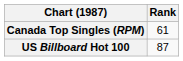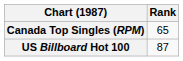(163, 30) 61 -> (163, 30) 65
